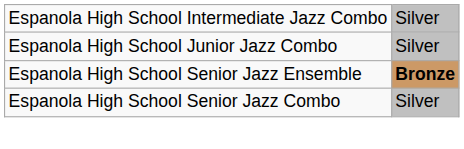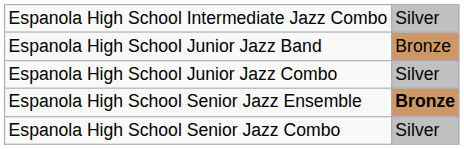+ row: (165, 46)
